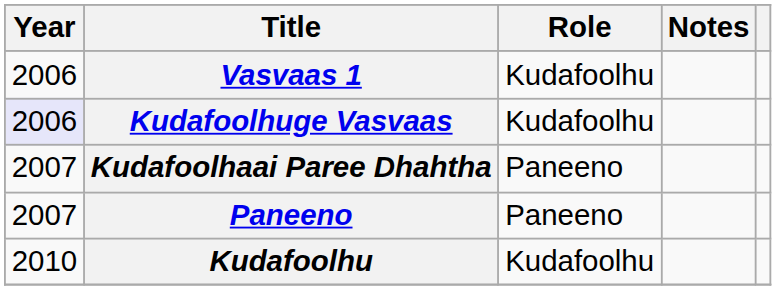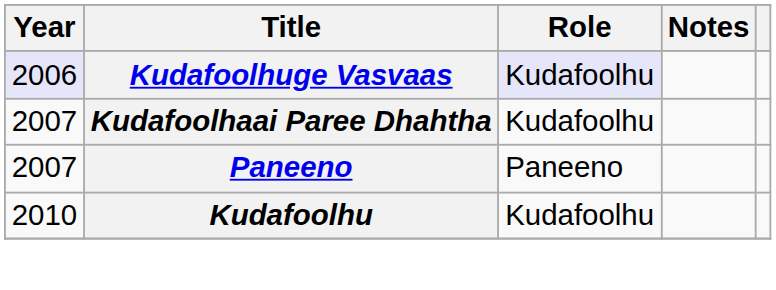- row: (291, 74)
(580, 121) no background -> (580, 74) lavender background
(564, 167) Paneeno -> (580, 121) Kudafoolhu
